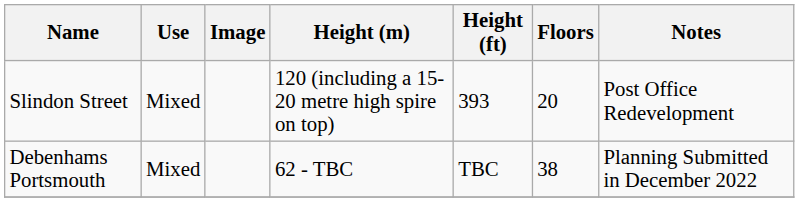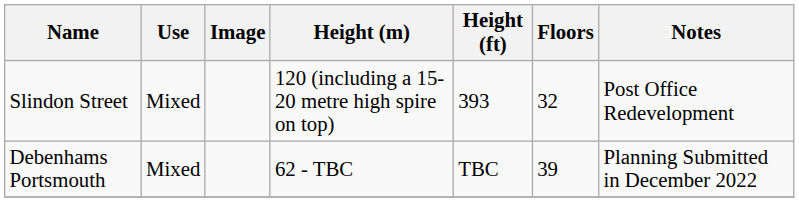(548, 100) 20 -> (548, 100) 32
(548, 168) 38 -> (548, 168) 39
